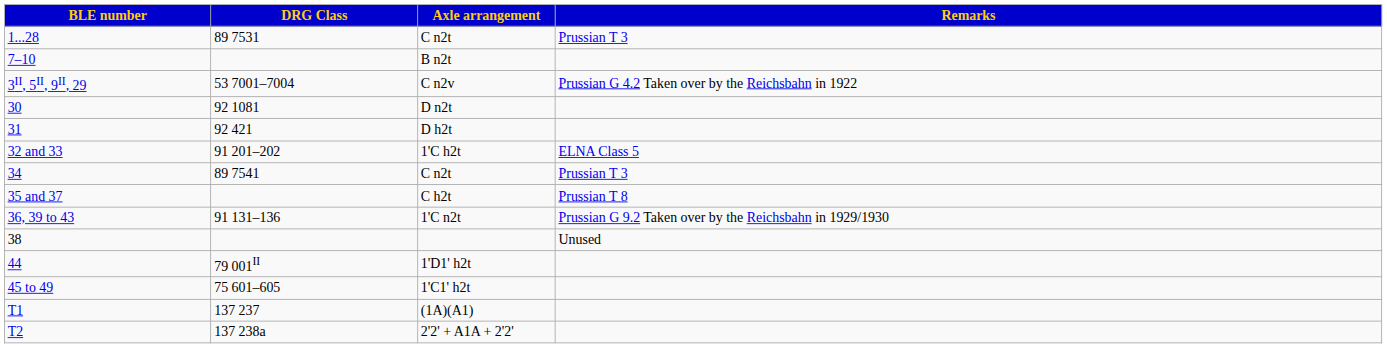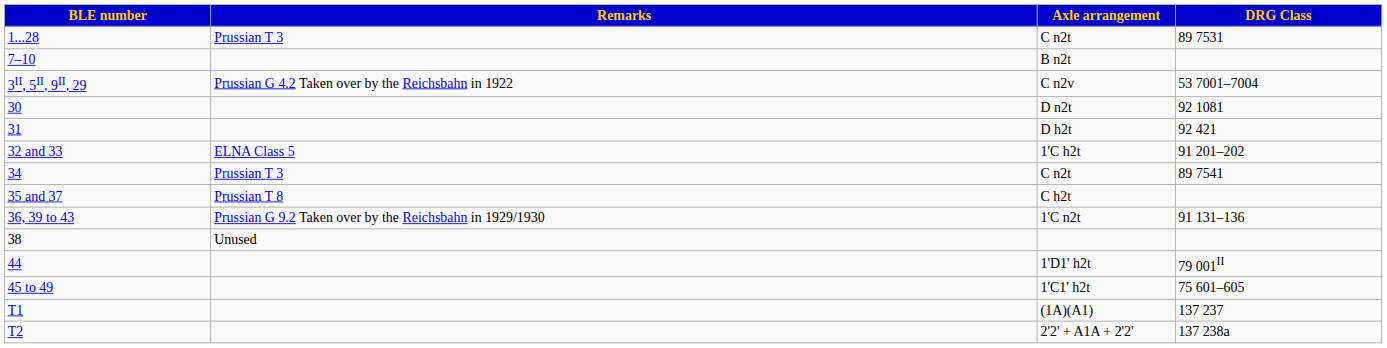columns swapped: (314, 15) <-> (968, 15)
